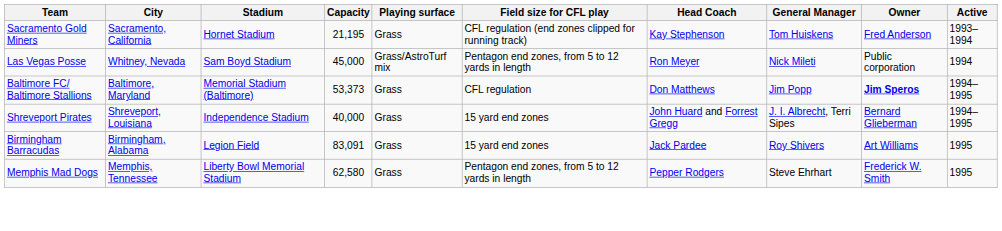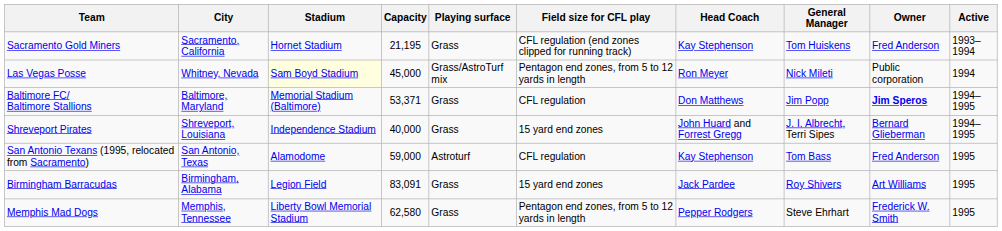(247, 62) no background -> (314, 73) lightyellow background
(348, 90) 53,373 -> (405, 101) 53,371
+ row: (91, 157)
